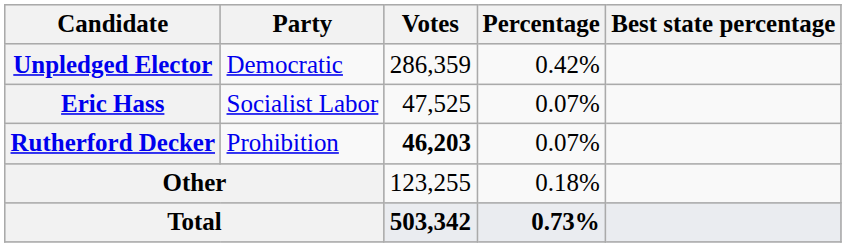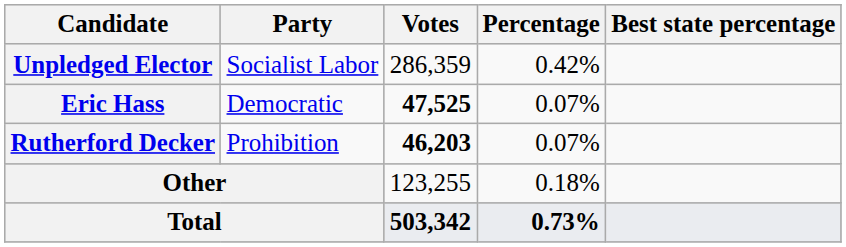(285, 63) Democratic -> (302, 63) Socialist Labor
(302, 103) Socialist Labor -> (285, 103) Democratic
(437, 103) normal -> (437, 103) bold
